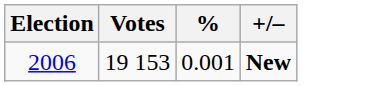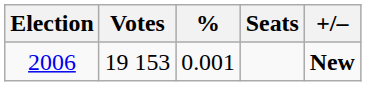+ column: (272, 23)
